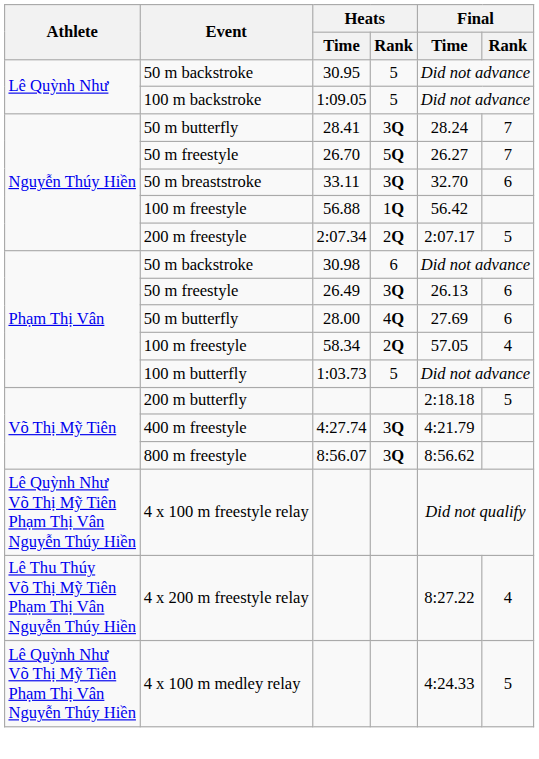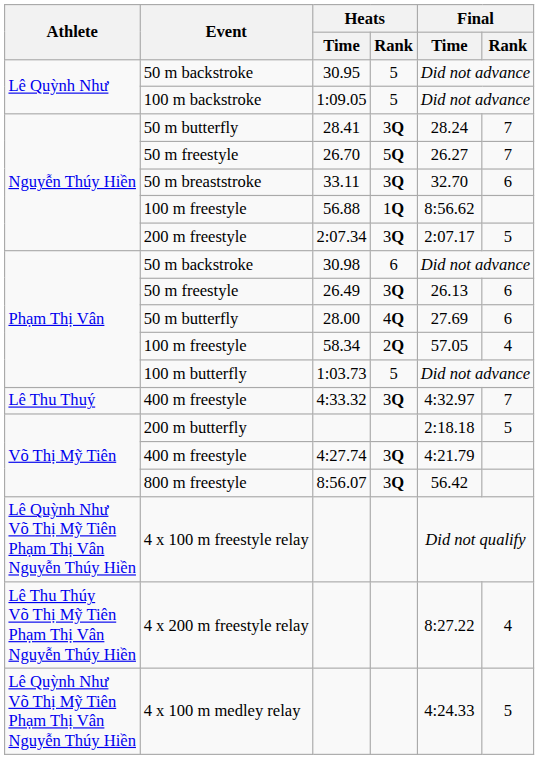(449, 209) 56.42 -> (449, 209) 8:56.62
(394, 237) 2Q -> (394, 237) 3Q
+ row: (195, 400)
(449, 455) 8:56.62 -> (449, 482) 56.42
